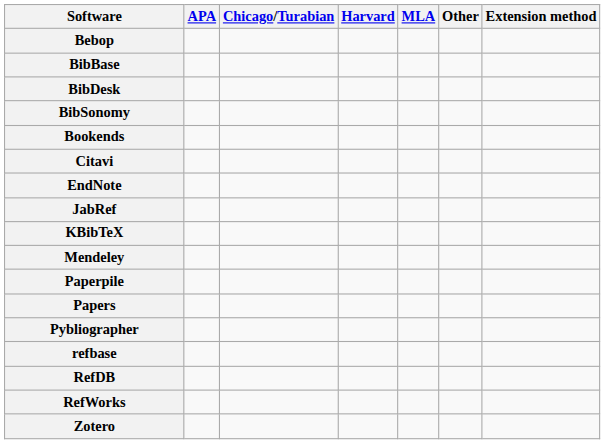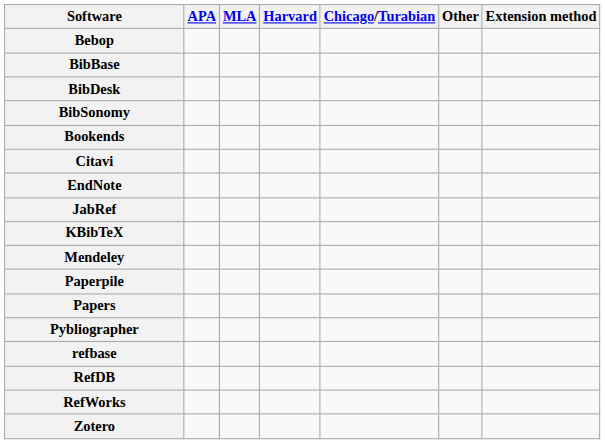columns swapped: (279, 16) <-> (418, 16)
